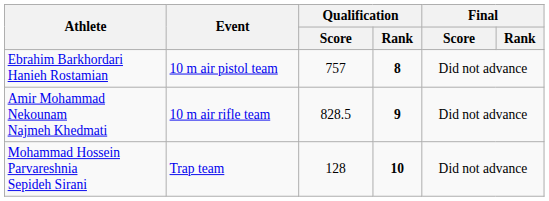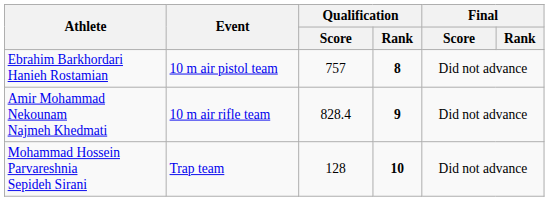(336, 114) 828.5 -> (336, 114) 828.4
